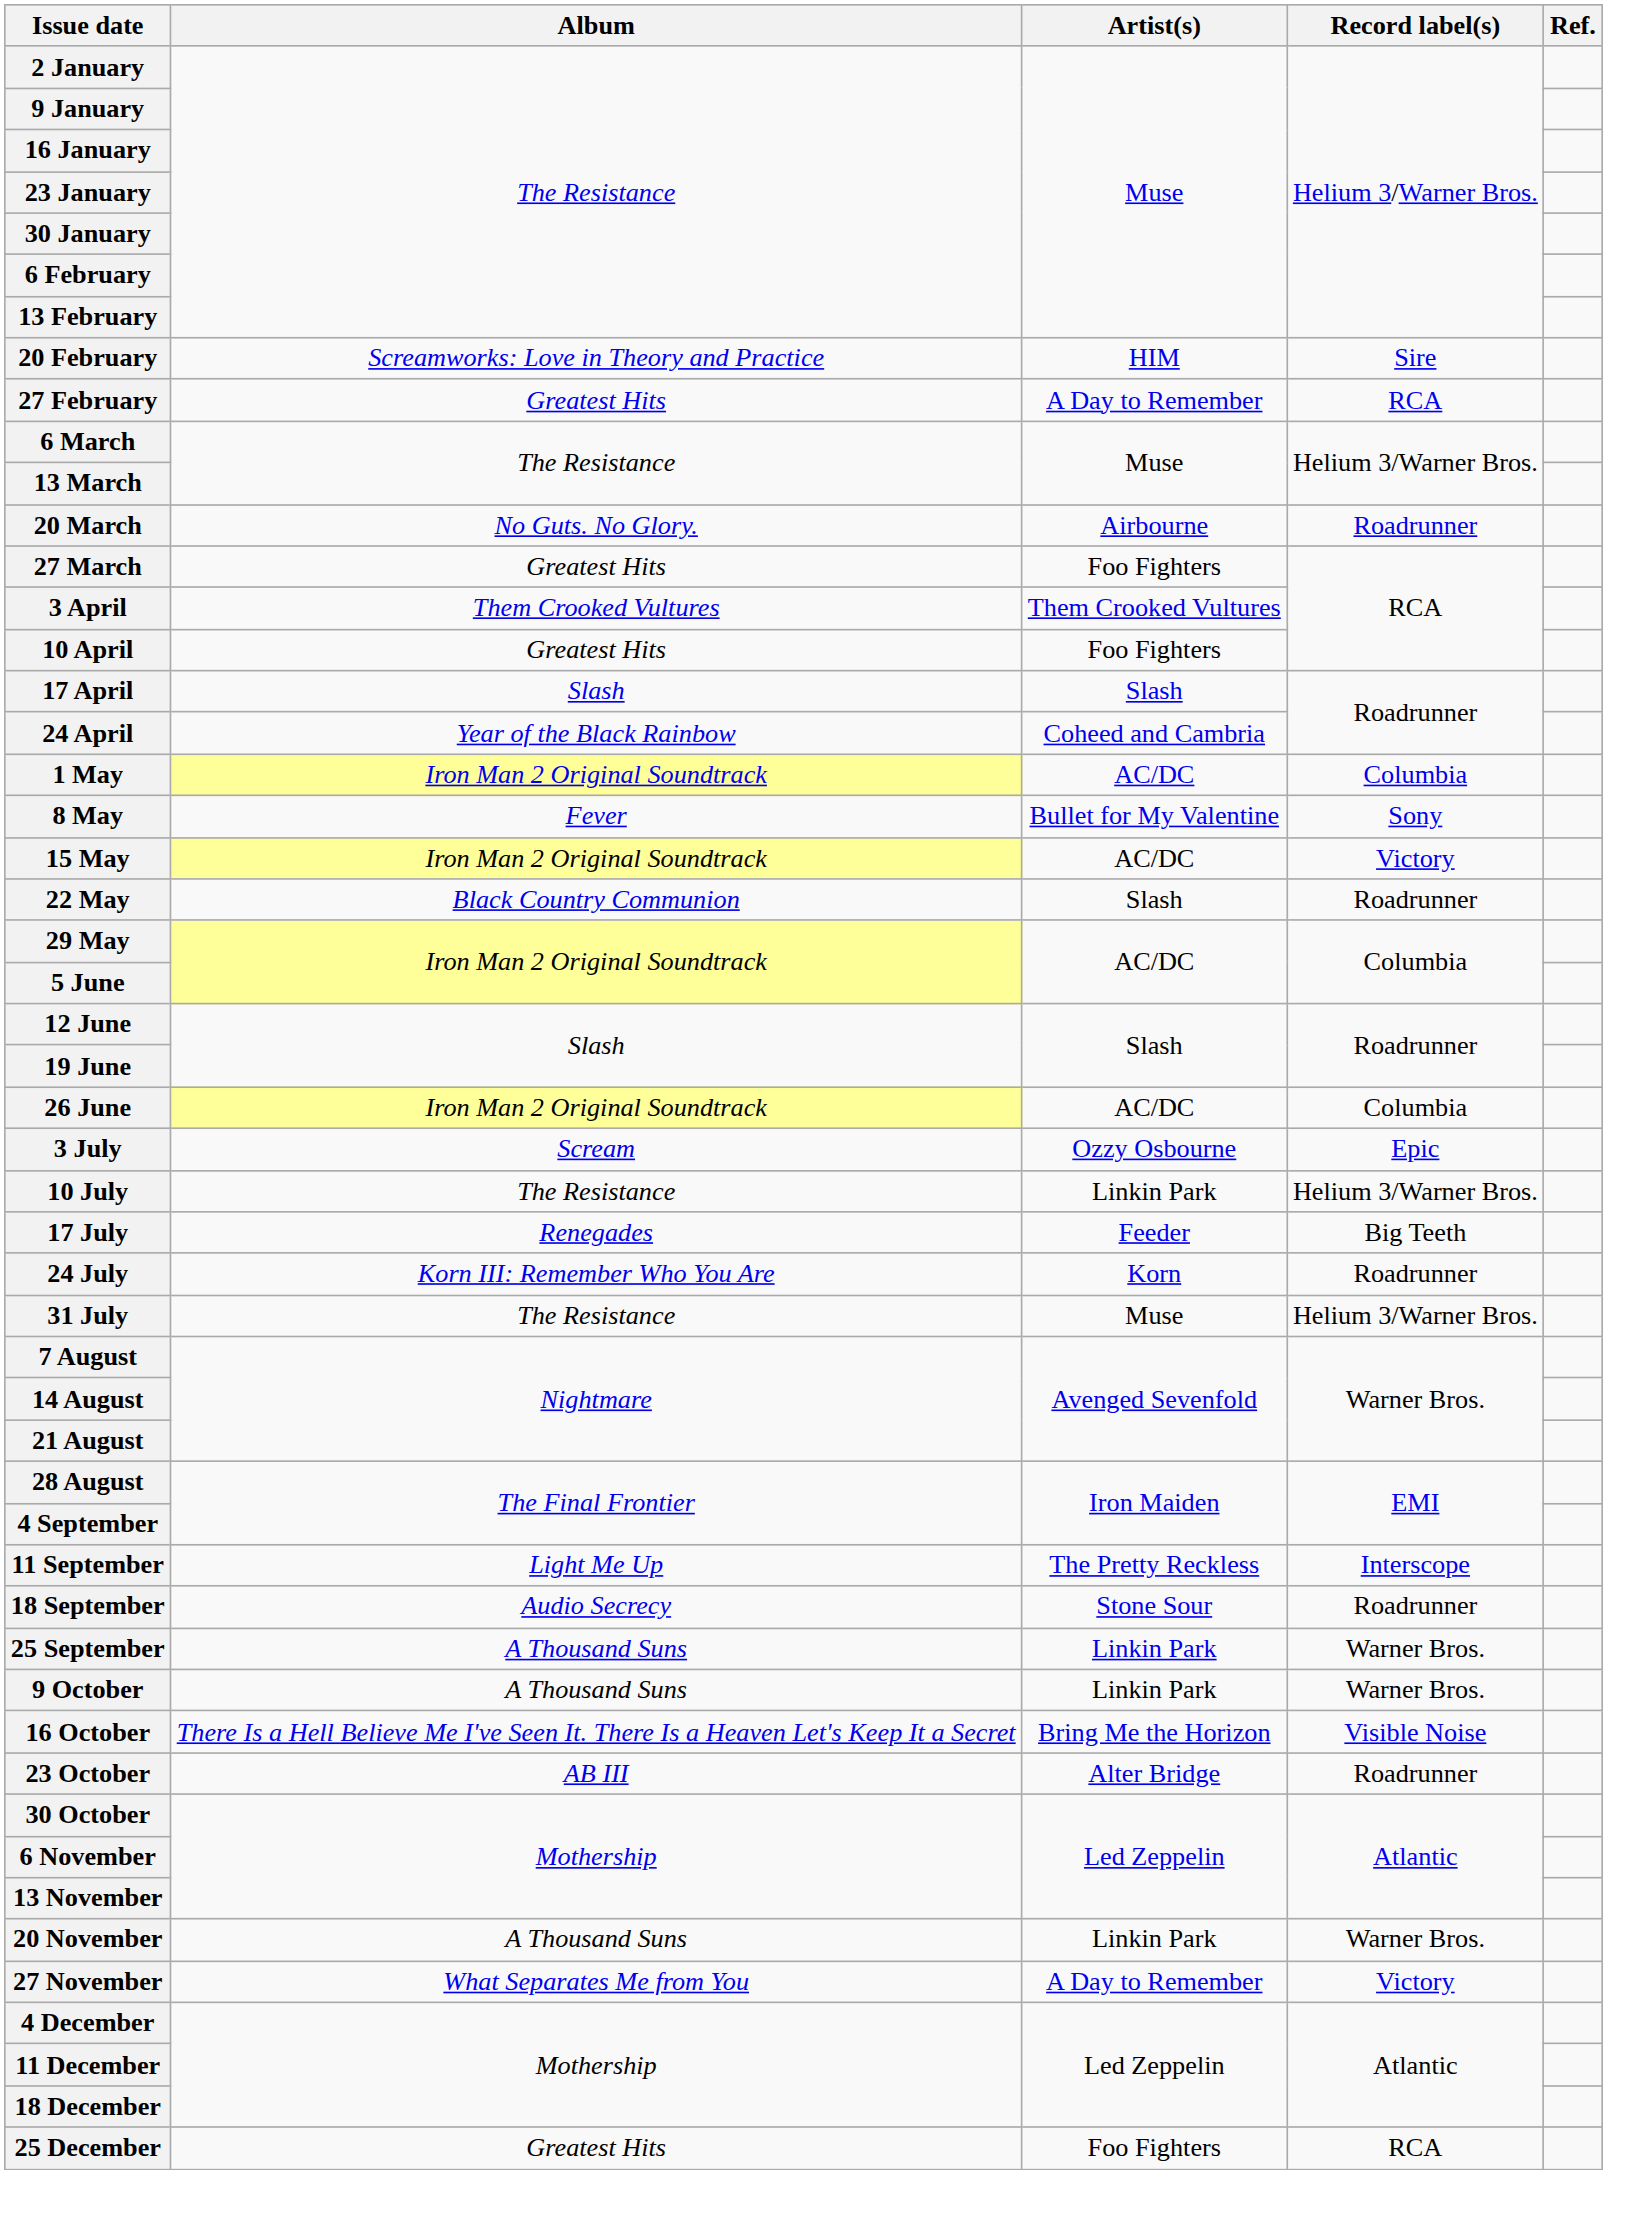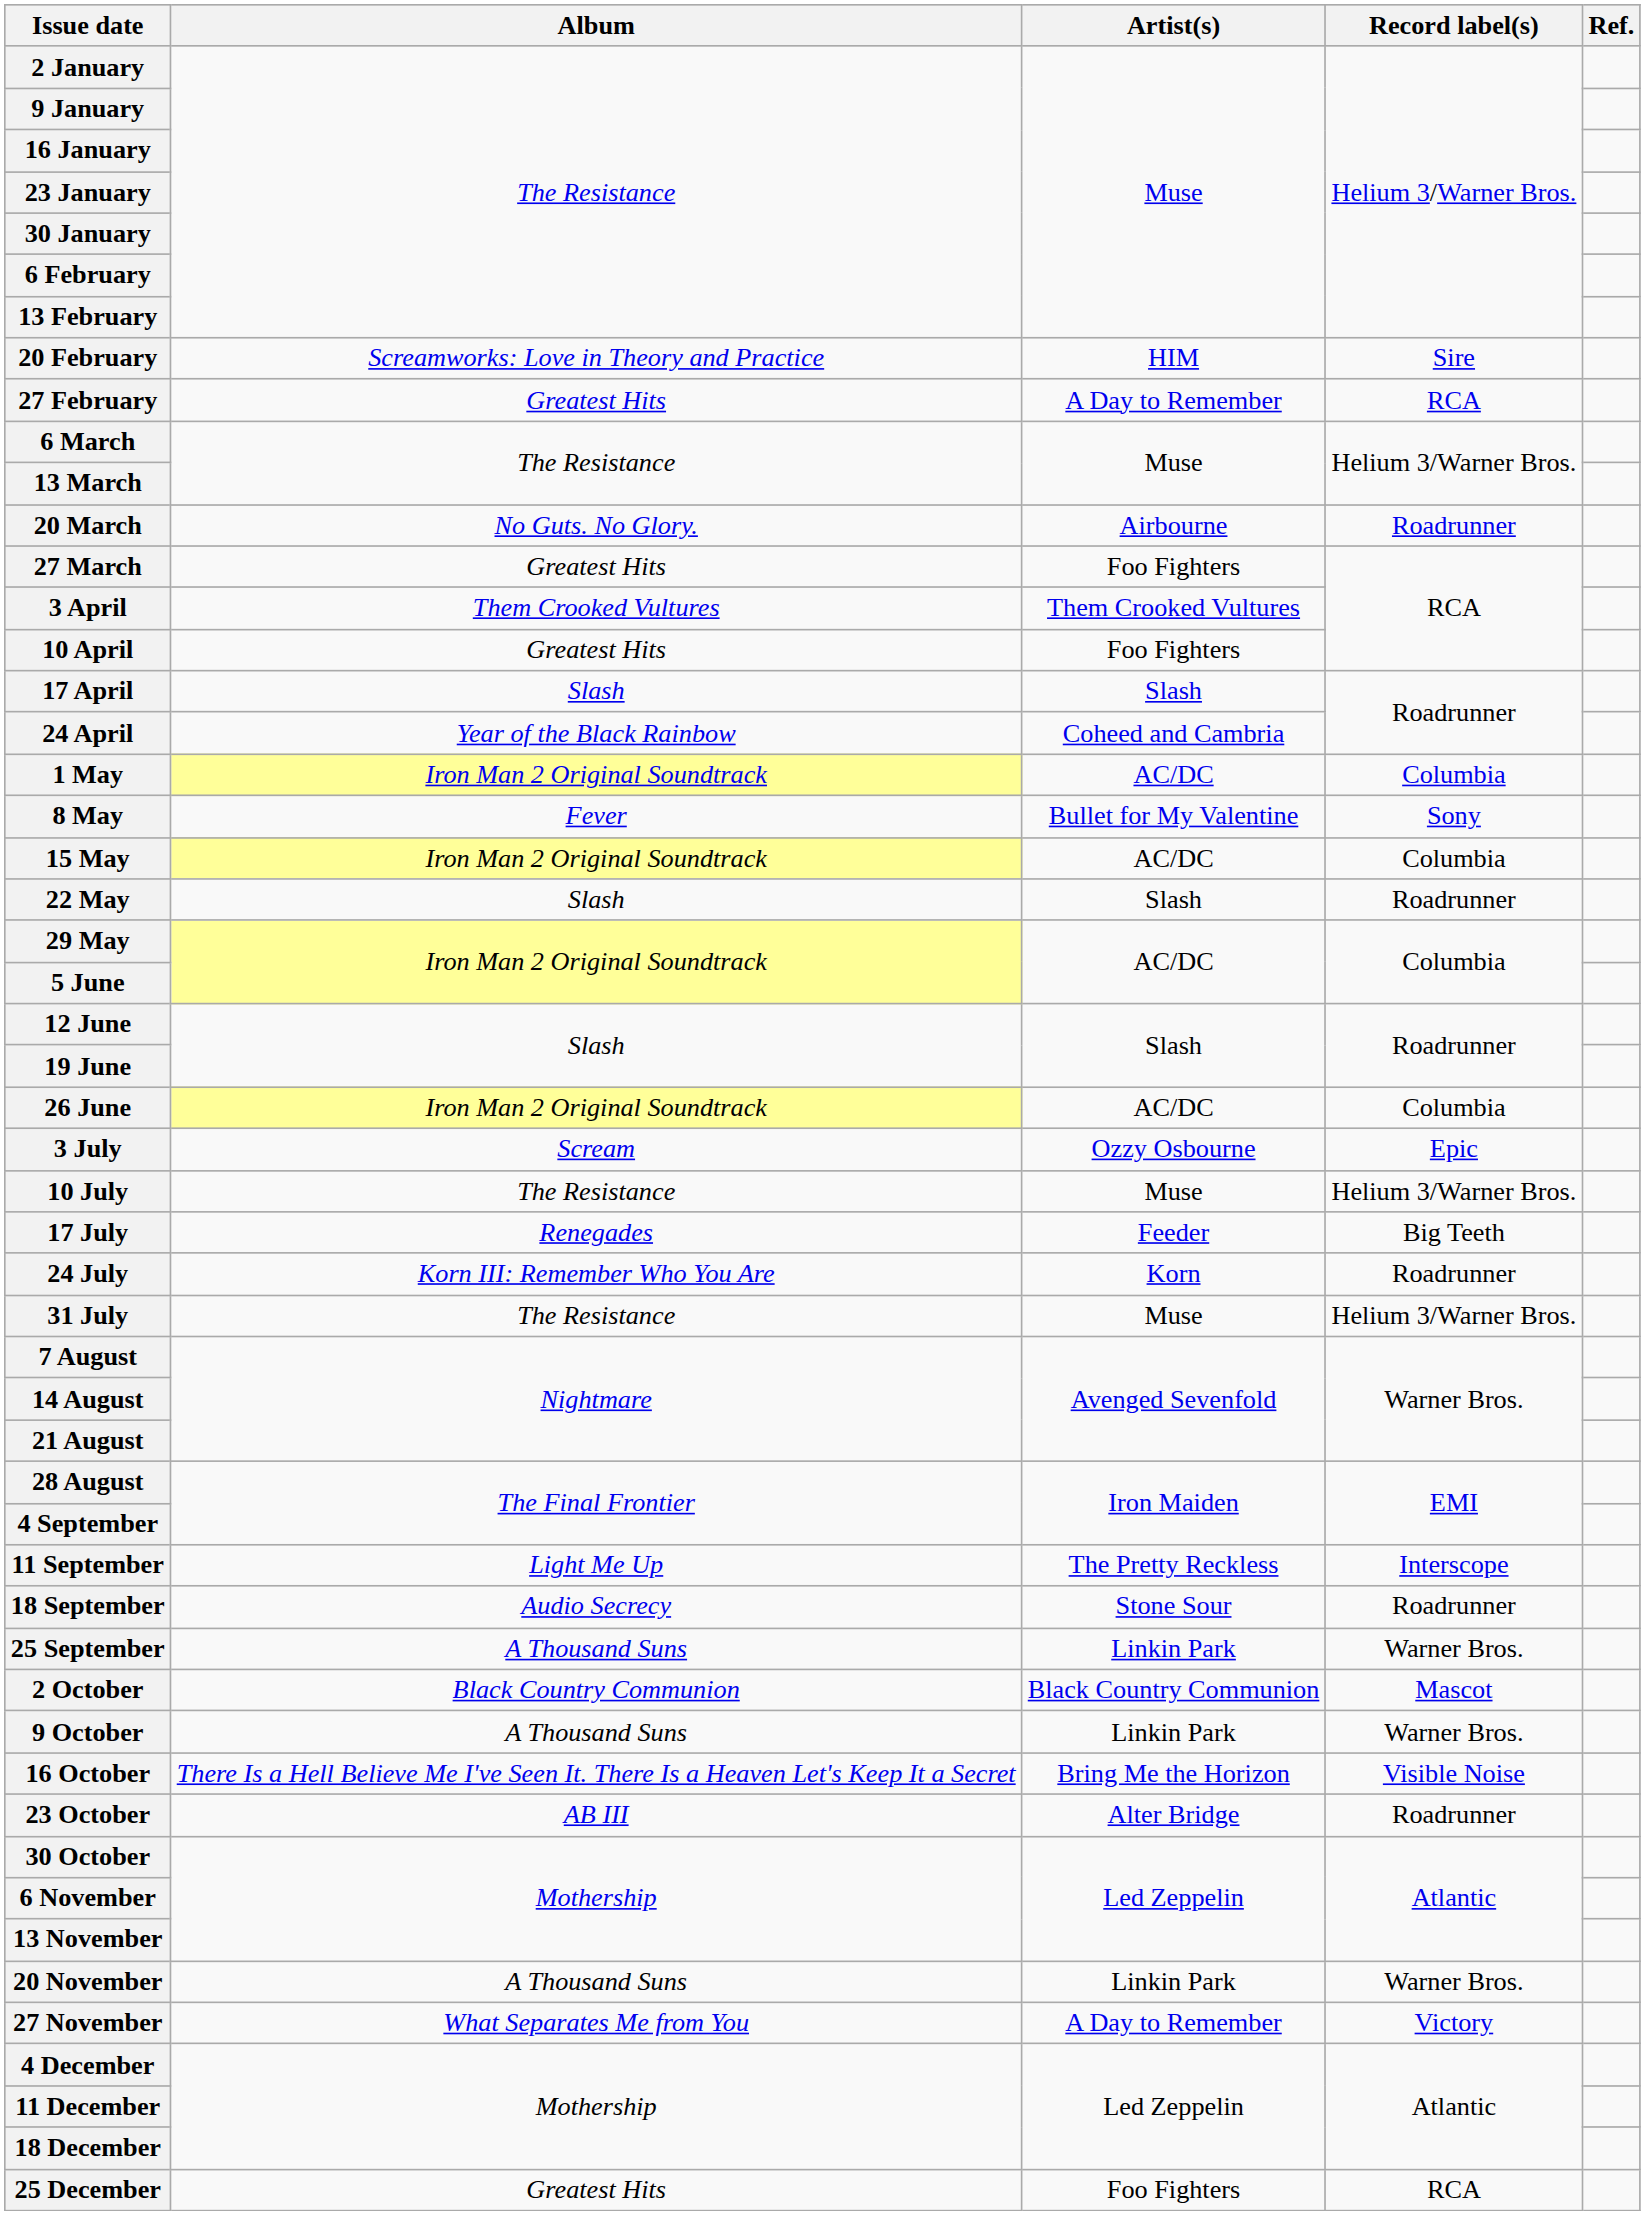(1415, 857) Victory -> (1454, 857) Columbia
(596, 899) Black Country Communion -> (596, 899) Slash
(1154, 1190) Linkin Park -> (1174, 1190) Muse
+ row: (88, 1689)
